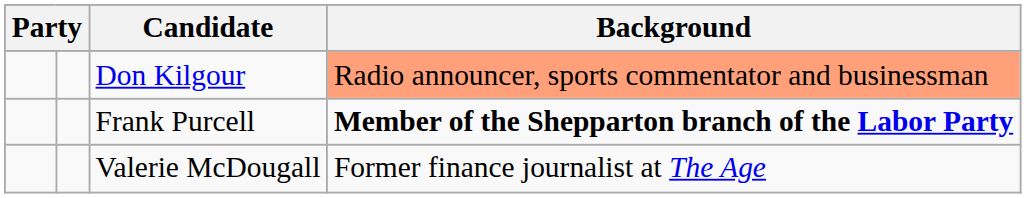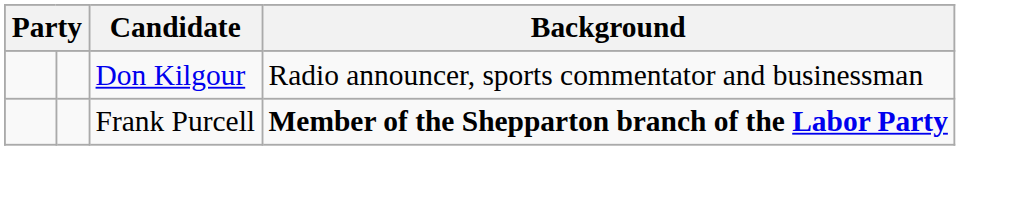(661, 74) lightsalmon background -> (596, 74) no background
- row: (208, 167)
